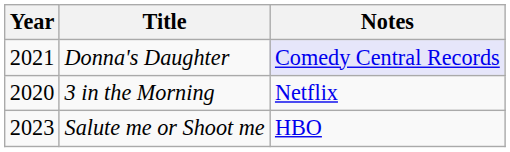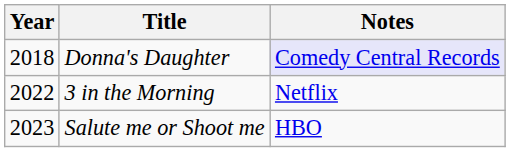(32, 57) 2021 -> (32, 57) 2018
(32, 92) 2020 -> (32, 92) 2022
